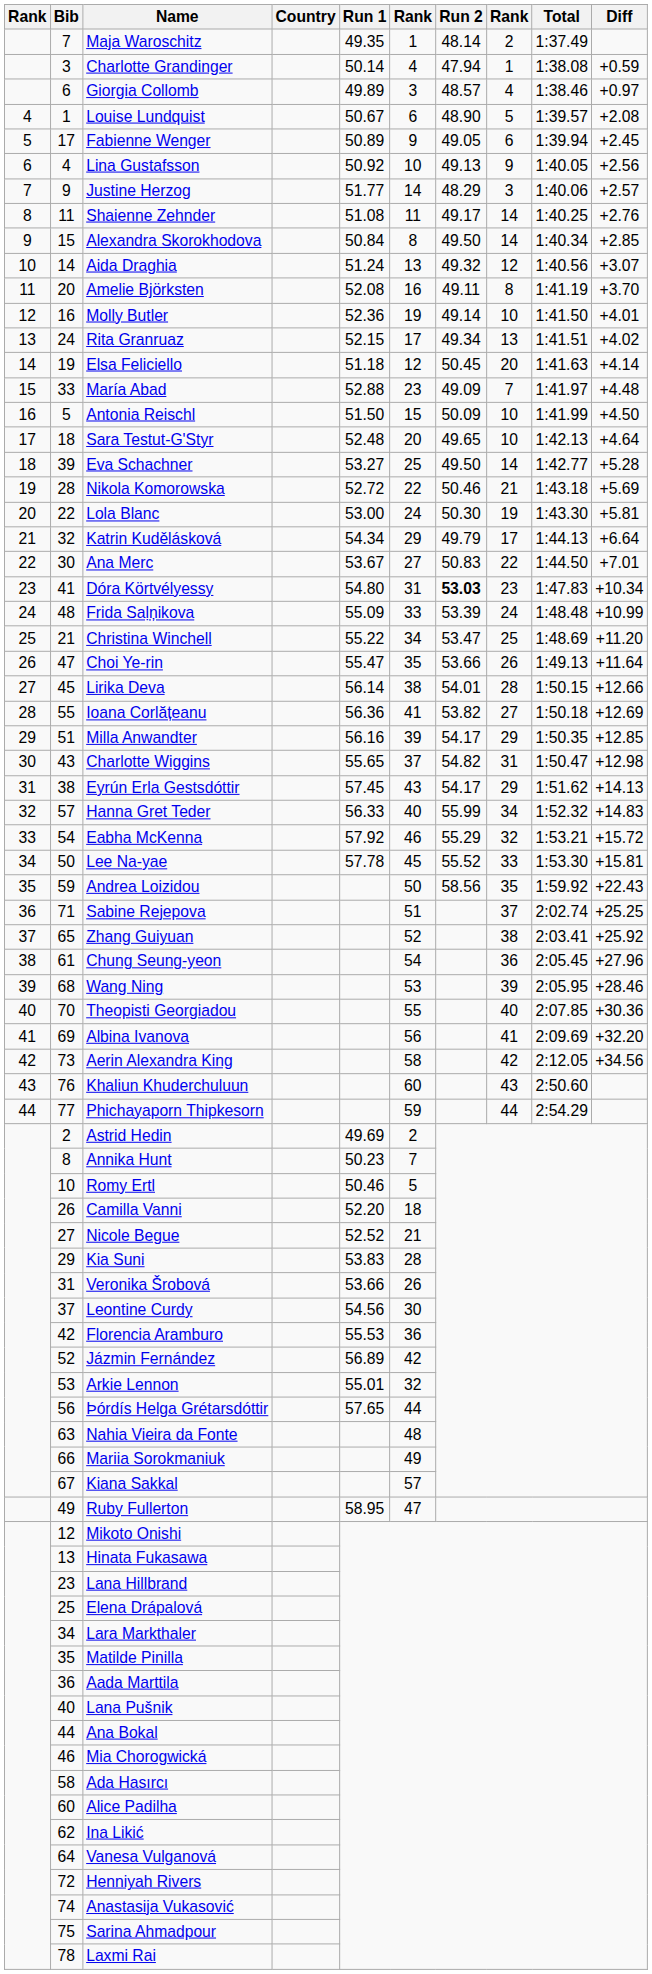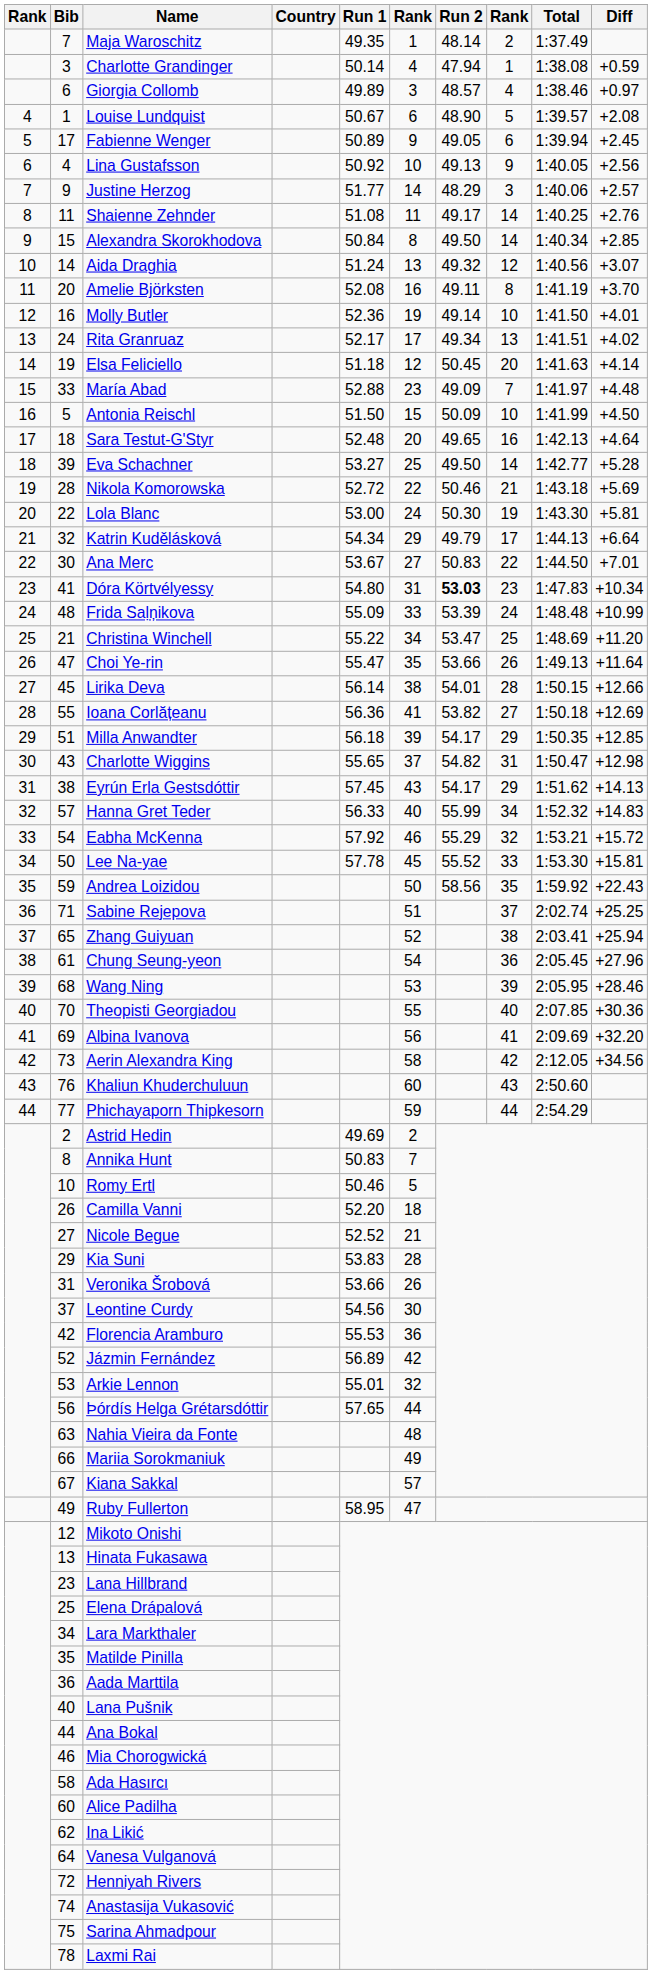(365, 340) 52.15 -> (365, 340) 52.17
(509, 439) 10 -> (509, 439) 16
(365, 738) 56.16 -> (365, 738) 56.18
(619, 937) +25.92 -> (619, 937) +25.94
(365, 1160) 50.23 -> (365, 1160) 50.83
